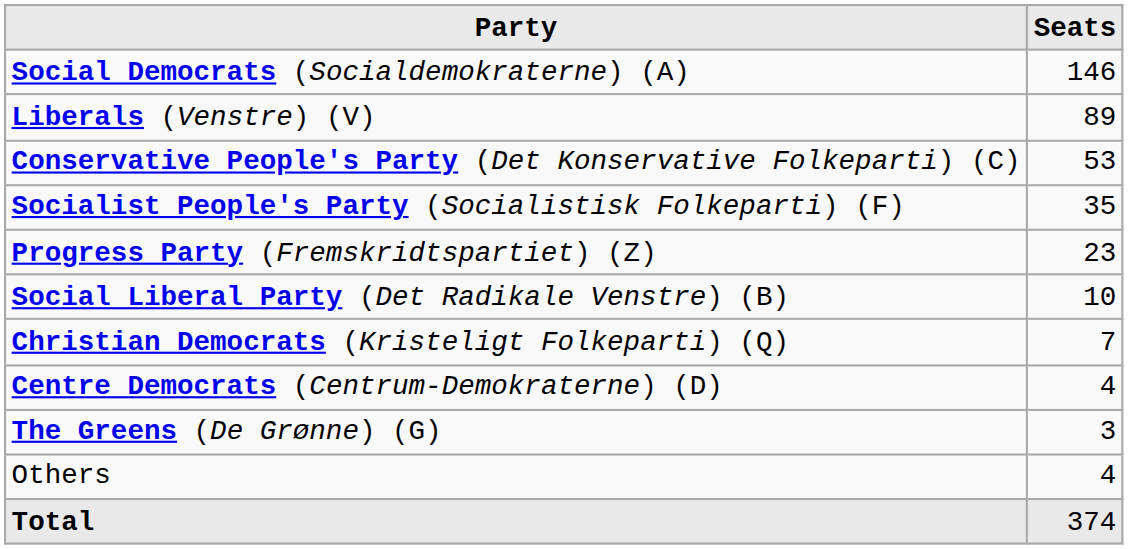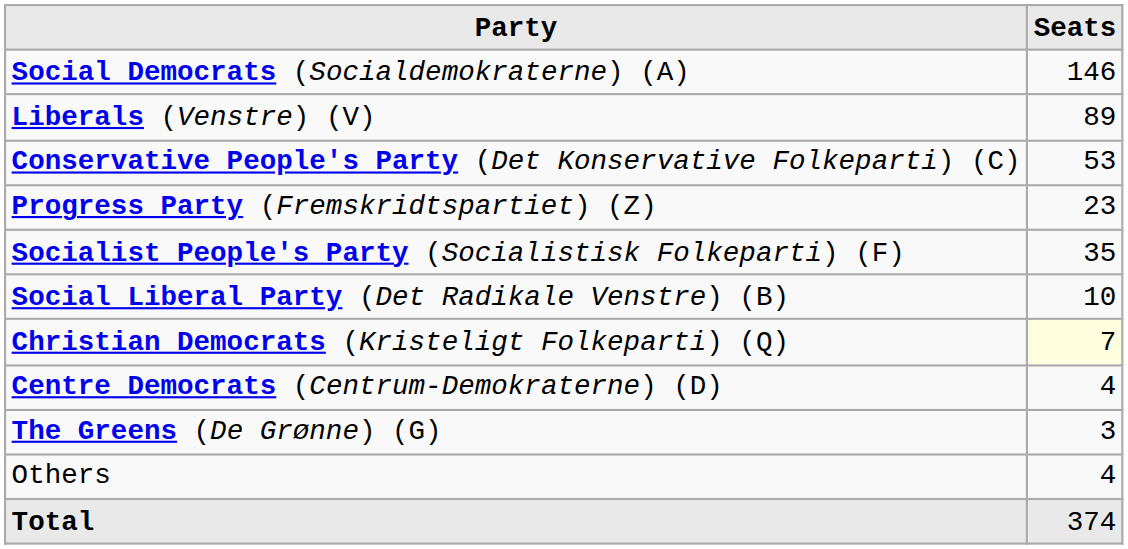rows swapped: (458, 207) <-> (334, 252)
(1108, 342) no background -> (1108, 342) lightyellow background
